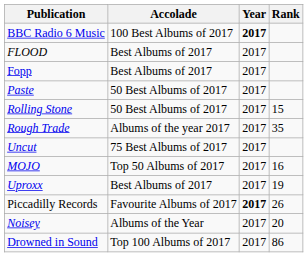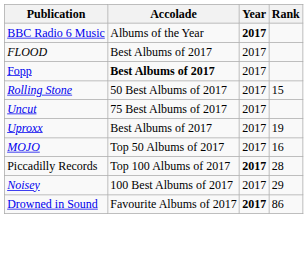(172, 33) 100 Best Albums of 2017 -> (157, 33) Albums of the Year
(161, 71) normal -> (163, 71) bold
- row: (20, 90)
- row: (38, 128)
rows swapped: (23, 166) <-> (25, 185)
(174, 204) Favourite Albums of 2017 -> (170, 166) Top 100 Albums of 2017
(278, 204) 26 -> (278, 166) 28
(157, 223) Albums of the Year -> (172, 185) 100 Best Albums of 2017
(278, 223) 20 -> (278, 185) 29
(170, 242) Top 100 Albums of 2017 -> (174, 204) Favourite Albums of 2017
(254, 242) normal -> (254, 204) bold
